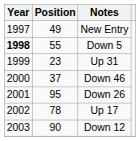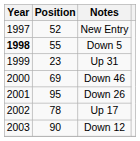(55, 29) 49 -> (55, 29) 52
(55, 78) 37 -> (55, 78) 69
